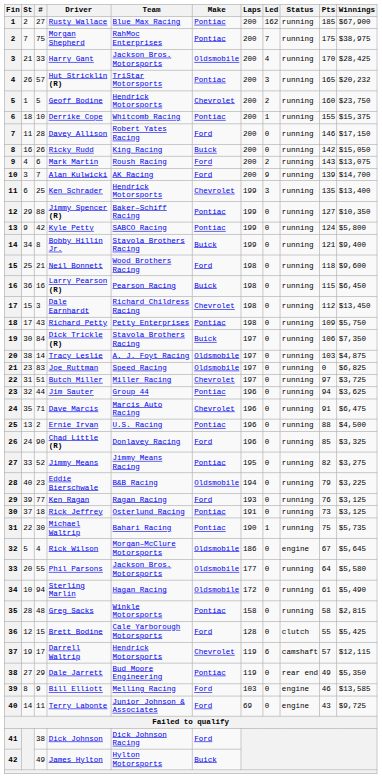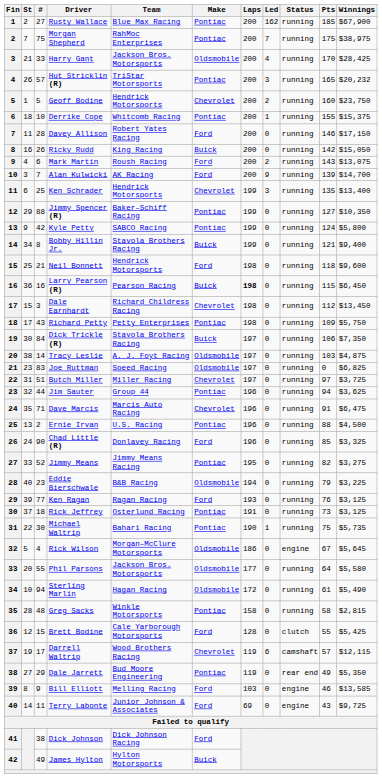(142, 266) Wood Brothers Racing -> (137, 266) Hendrick Motorsports
(250, 286) normal -> (250, 286) bold
(137, 653) Hendrick Motorsports -> (142, 653) Wood Brothers Racing
